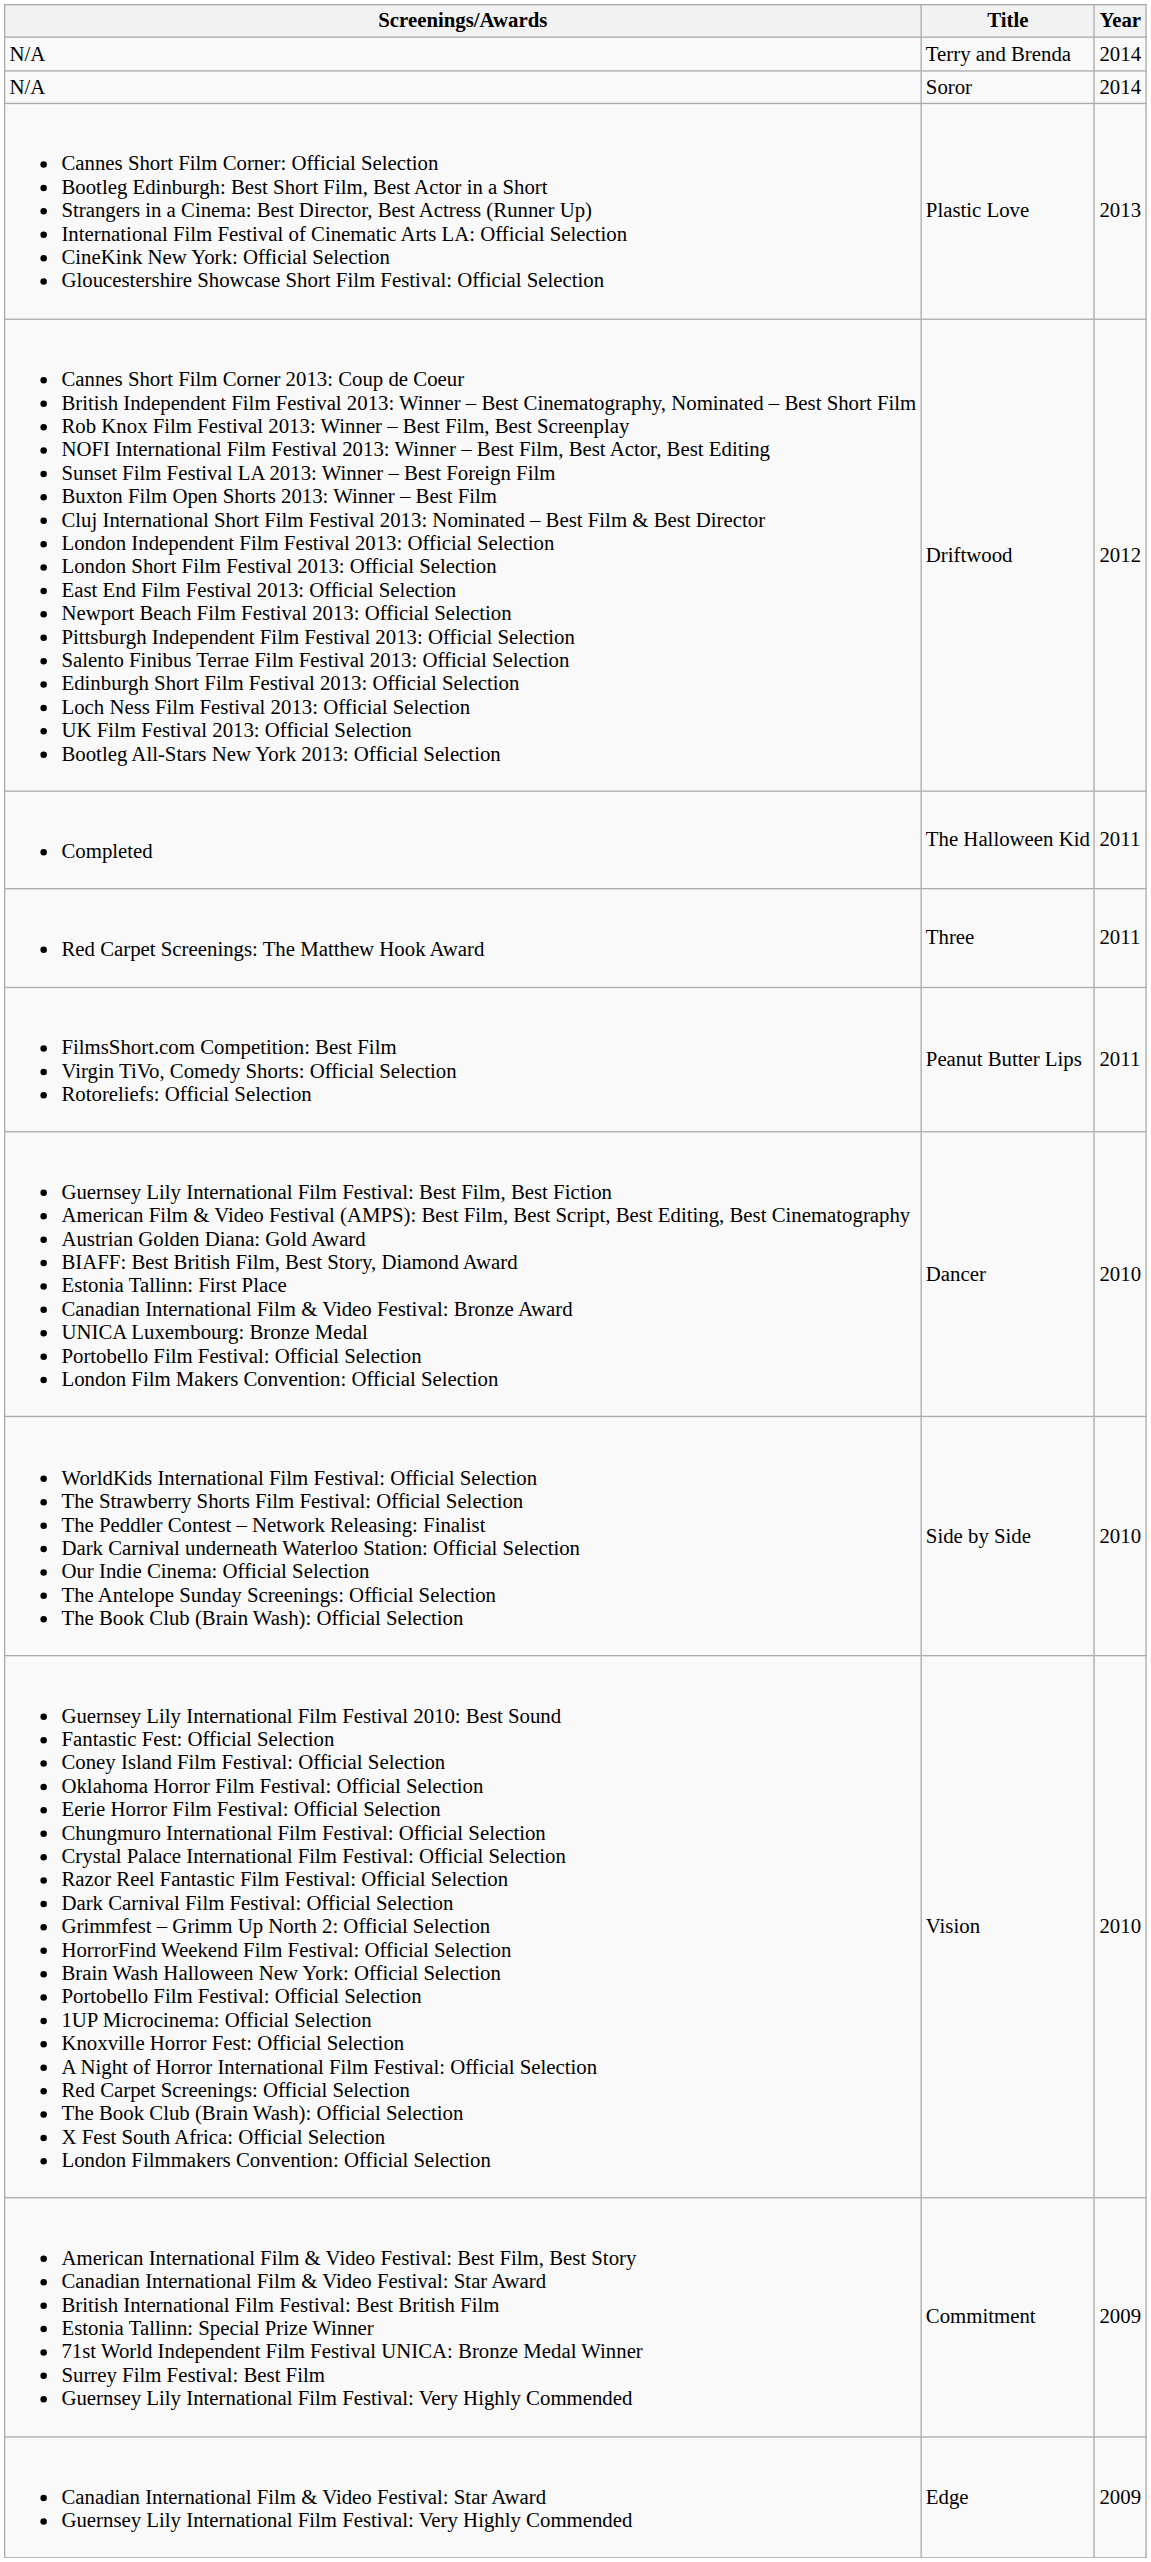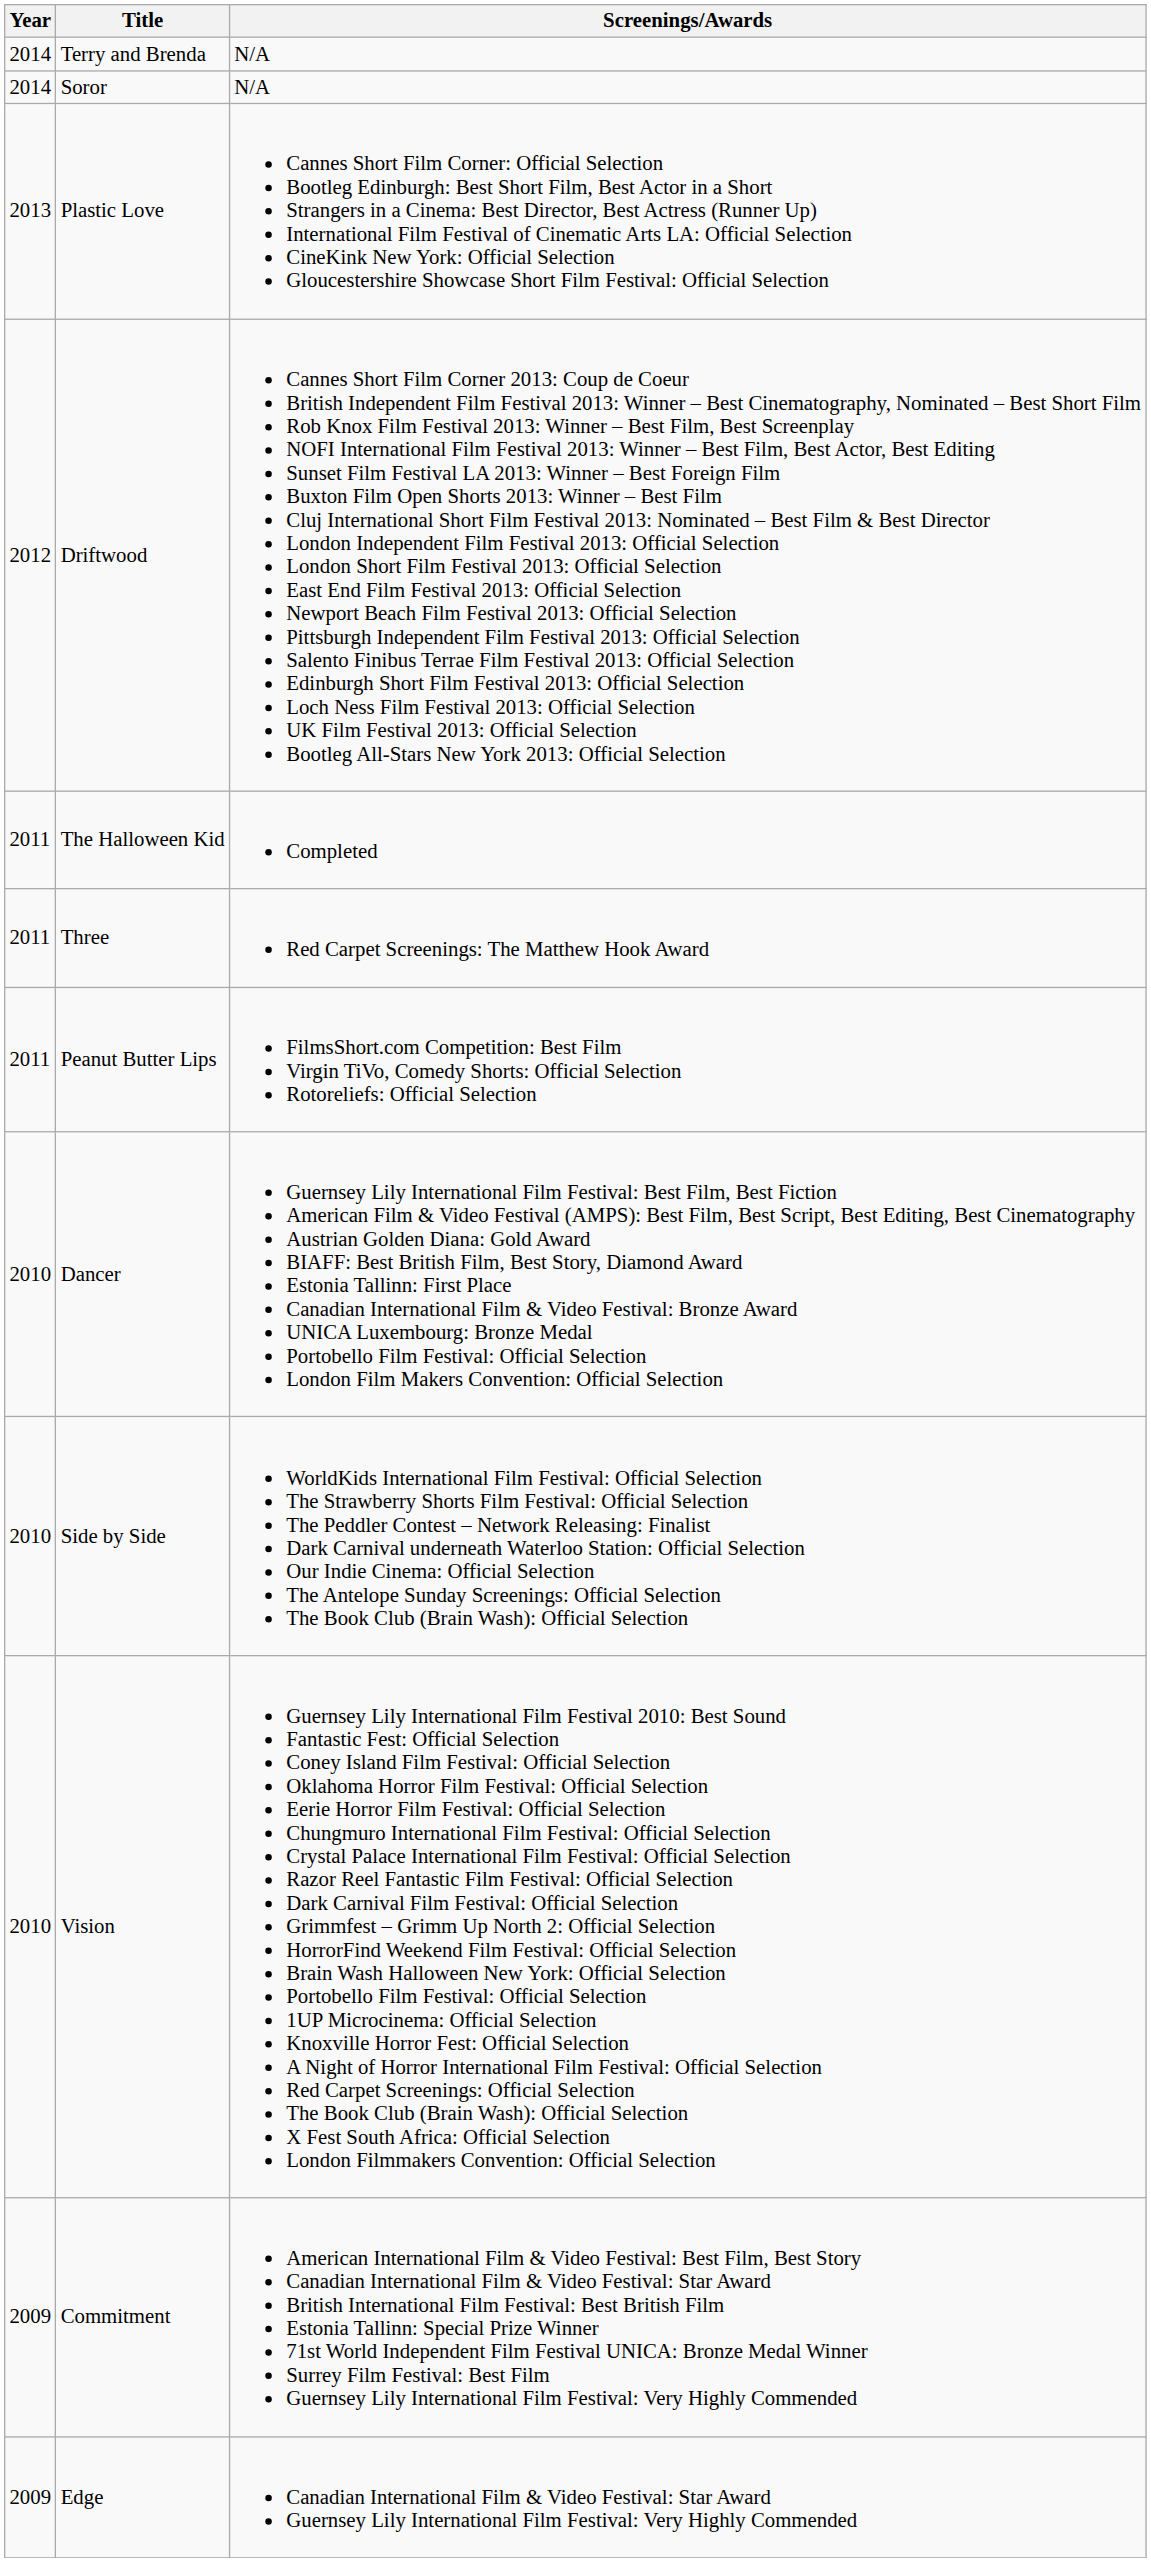columns swapped: (1120, 20) <-> (463, 20)
